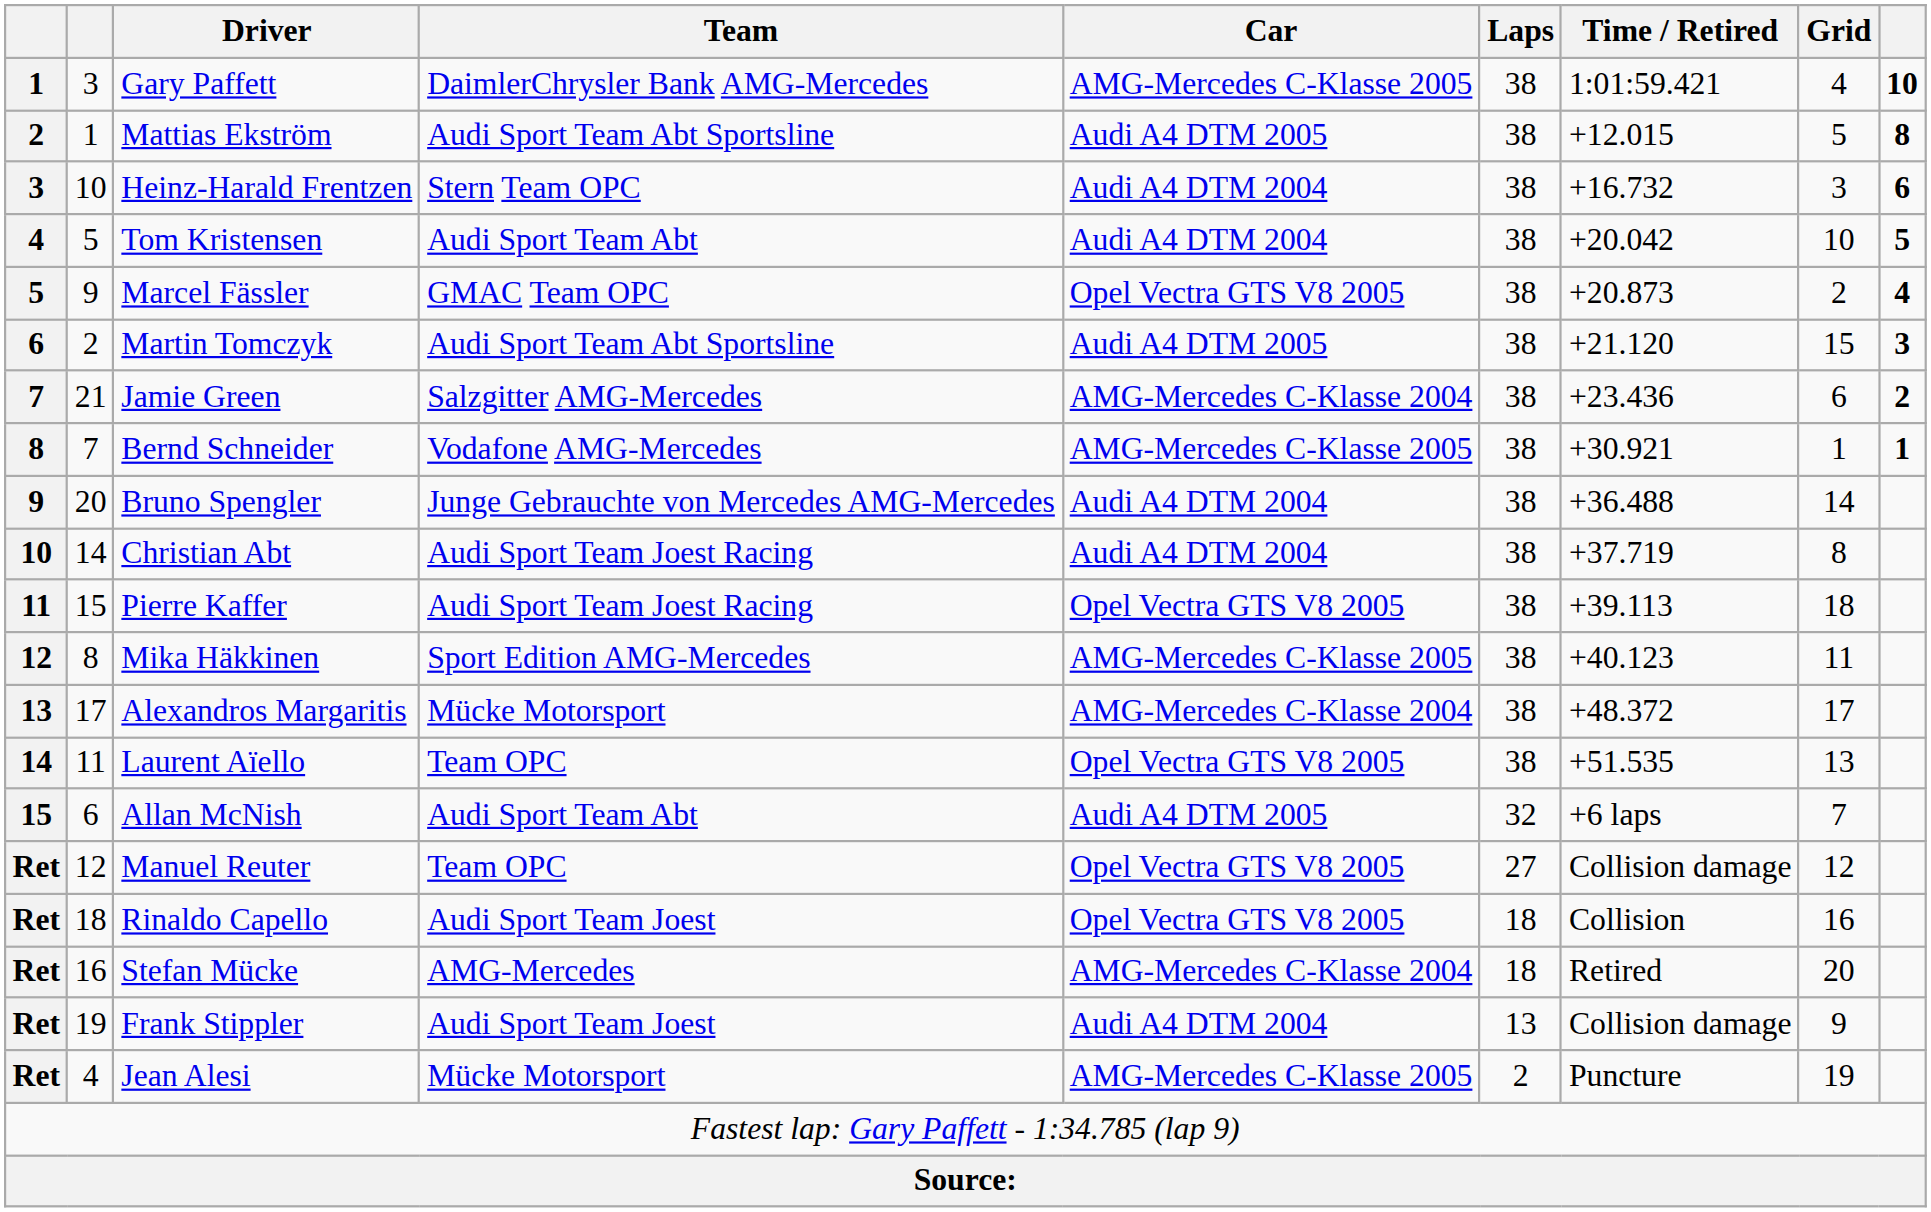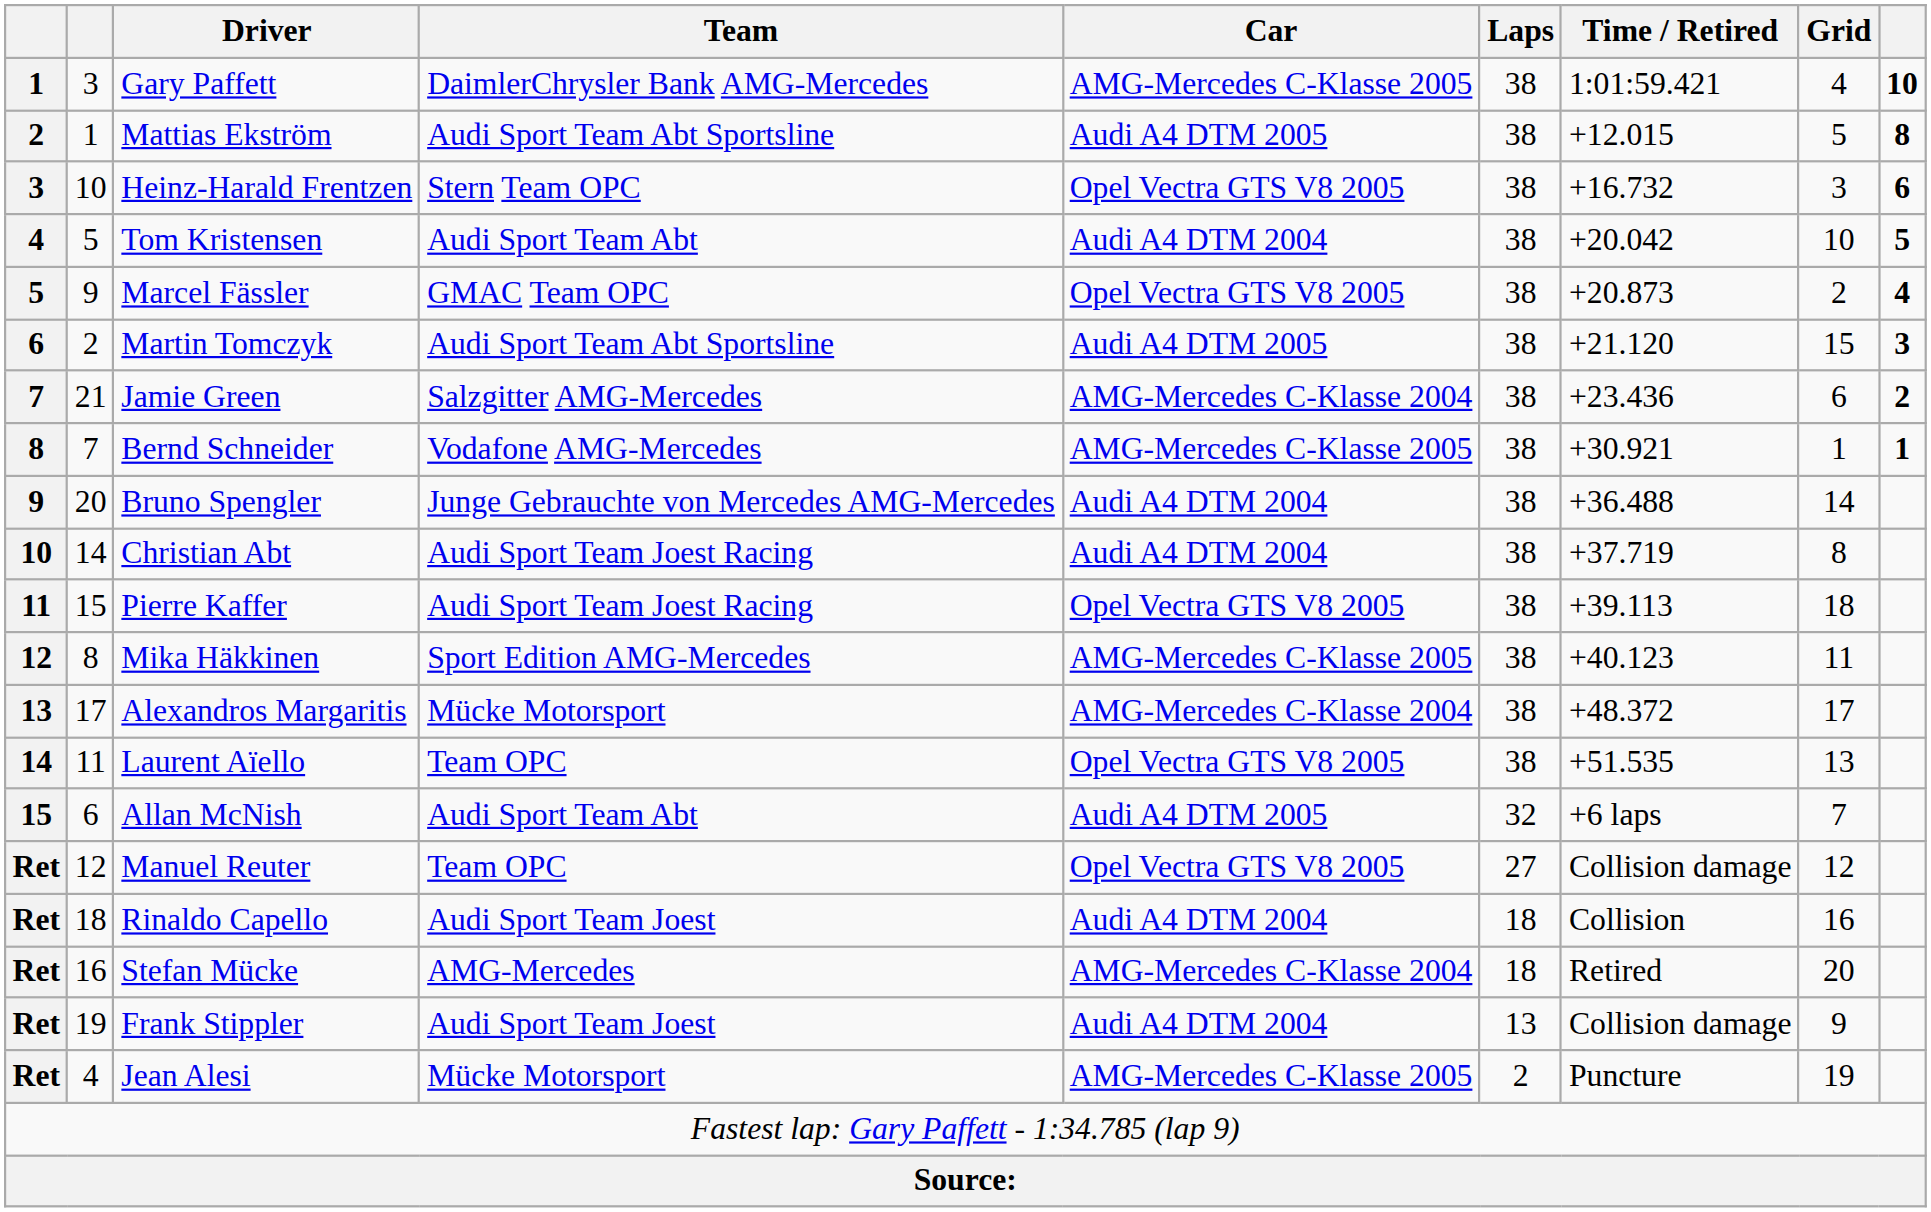(1199, 187) Audi A4 DTM 2004 -> (1237, 187) Opel Vectra GTS V8 2005
(1237, 919) Opel Vectra GTS V8 2005 -> (1199, 919) Audi A4 DTM 2004
